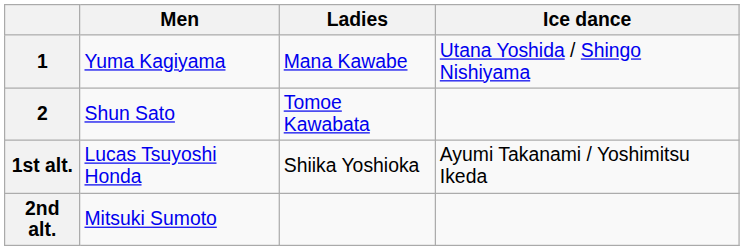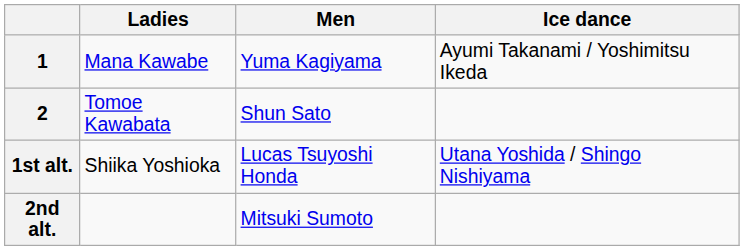columns swapped: (180, 19) <-> (357, 19)
(540, 61) Utana Yoshida / Shingo Nishiyama -> (565, 61) Ayumi Takanami / Yoshimitsu Ikeda
(565, 166) Ayumi Takanami / Yoshimitsu Ikeda -> (540, 166) Utana Yoshida / Shingo Nishiyama
